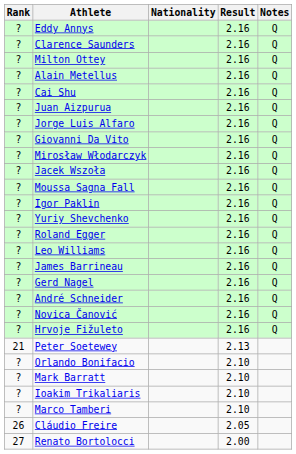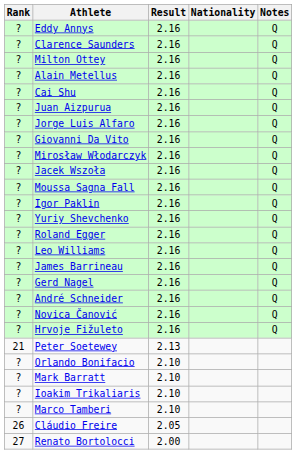columns swapped: (183, 12) <-> (238, 12)
